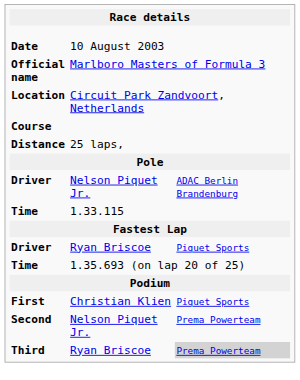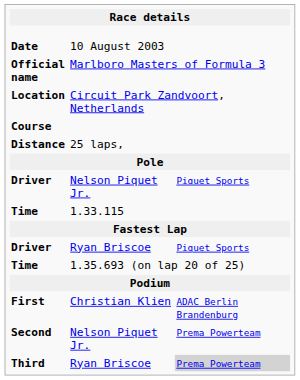(207, 187) ADAC Berlin Brandenburg -> (213, 180) Piquet Sports
(213, 302) Piquet Sports -> (207, 308) ADAC Berlin Brandenburg
